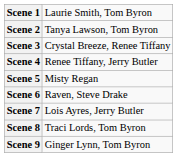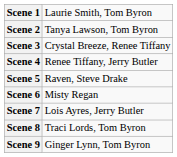(71, 78) Misty Regan -> (86, 78) Raven, Steve Drake
(86, 95) Raven, Steve Drake -> (71, 95) Misty Regan
